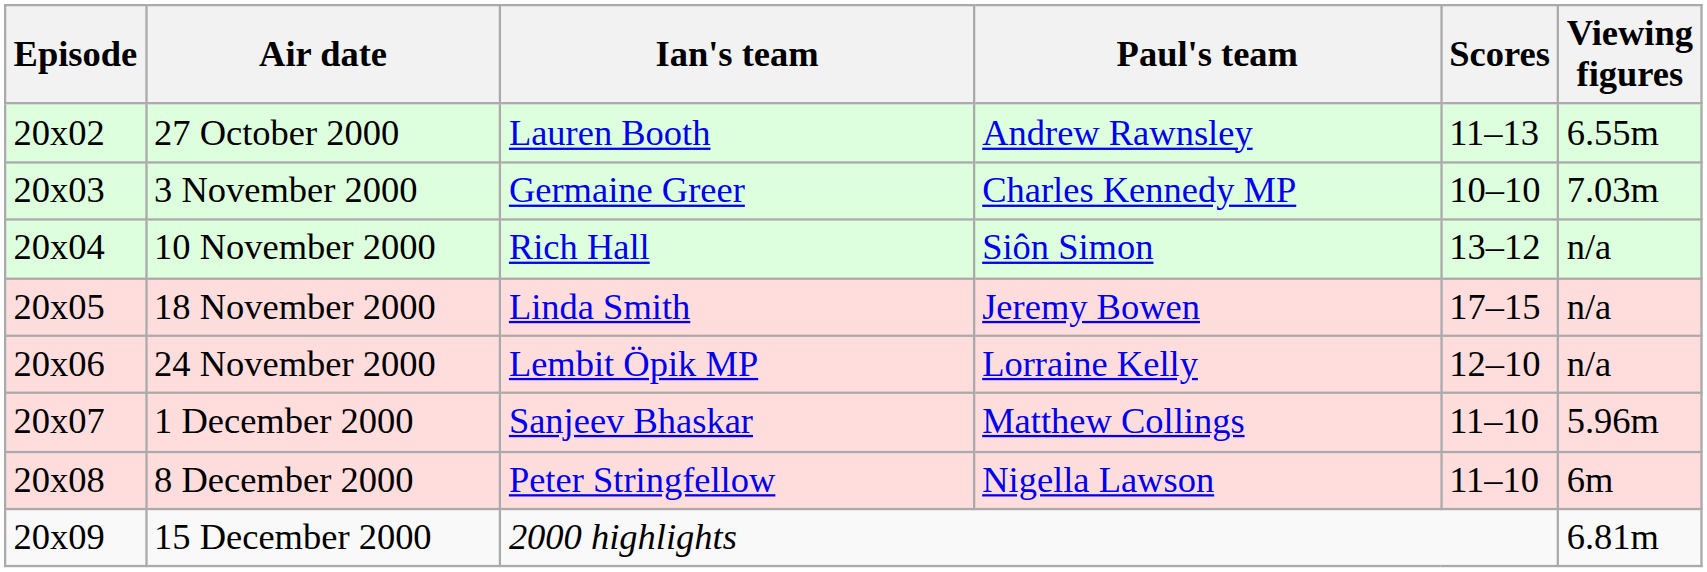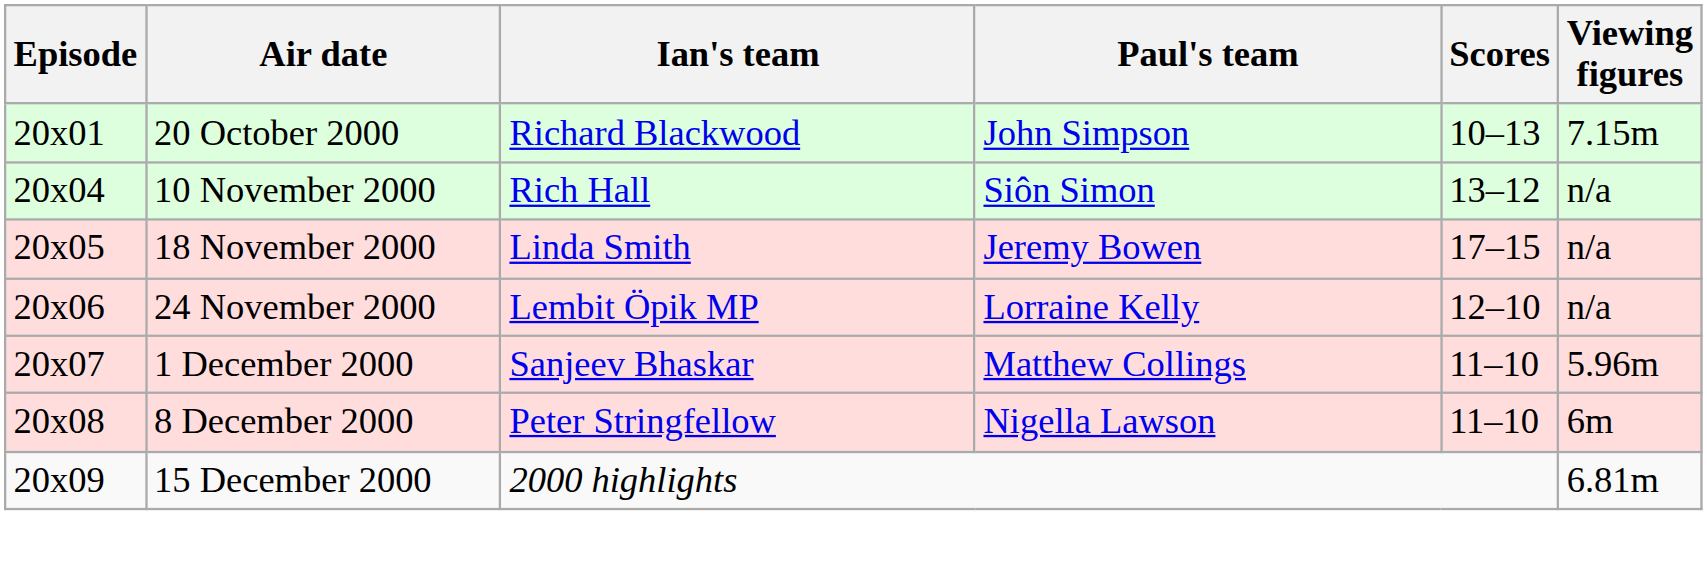+ row: (277, 132)
- row: (277, 132)
- row: (286, 190)
